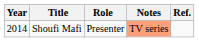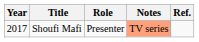(17, 28) 2014 -> (17, 28) 2017
